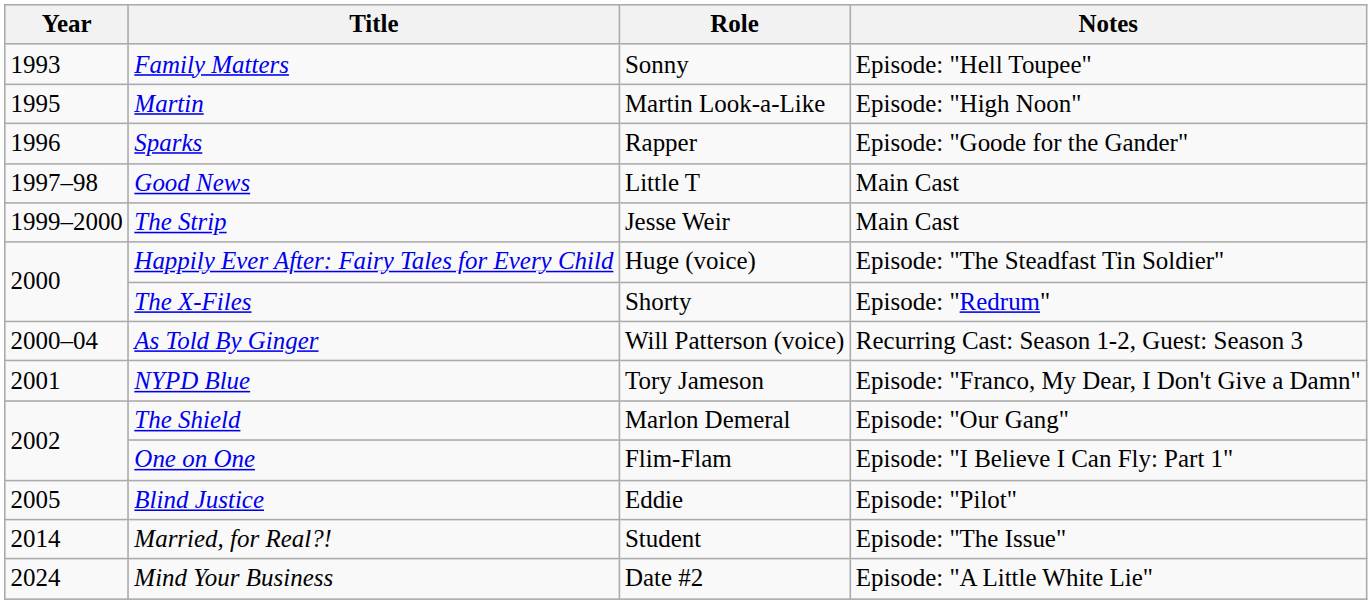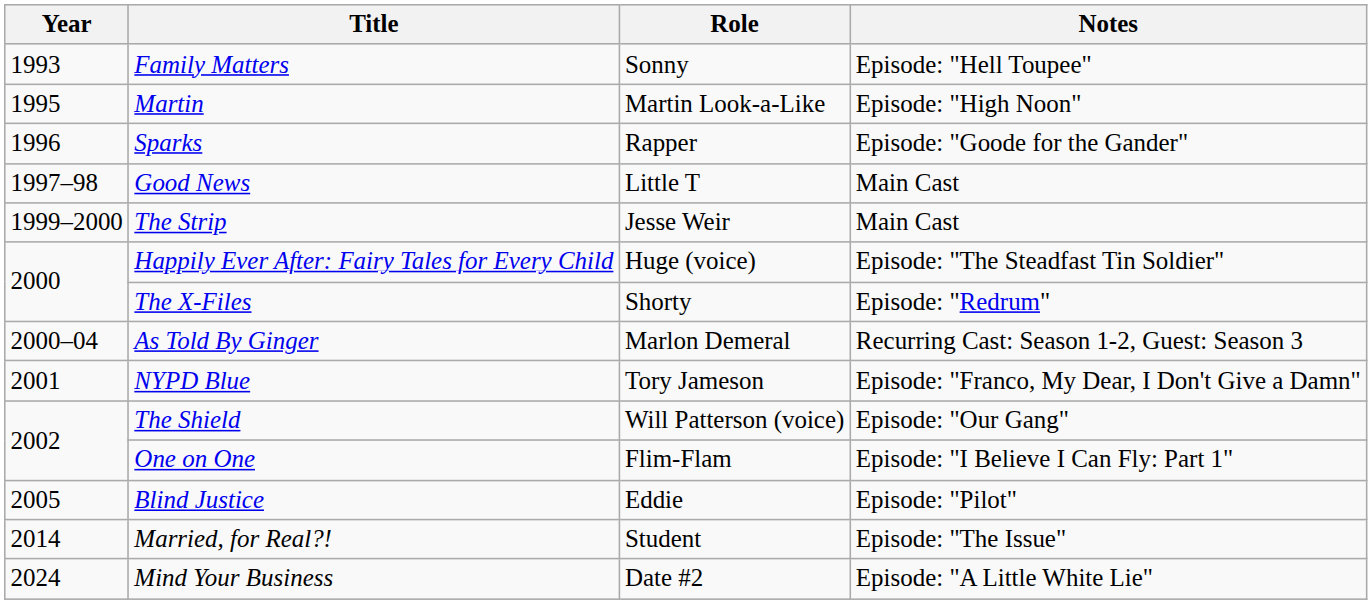(735, 340) Will Patterson (voice) -> (708, 340) Marlon Demeral
(708, 420) Marlon Demeral -> (735, 420) Will Patterson (voice)
